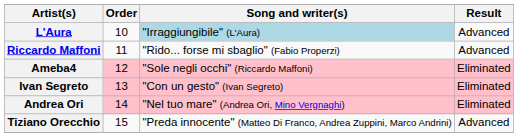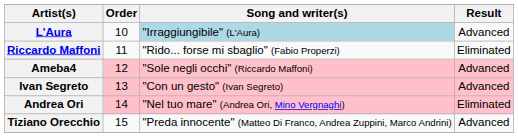(484, 50) Advanced -> (484, 50) Eliminated
(484, 68) Eliminated -> (484, 68) Advanced
(484, 86) Eliminated -> (484, 86) Advanced
